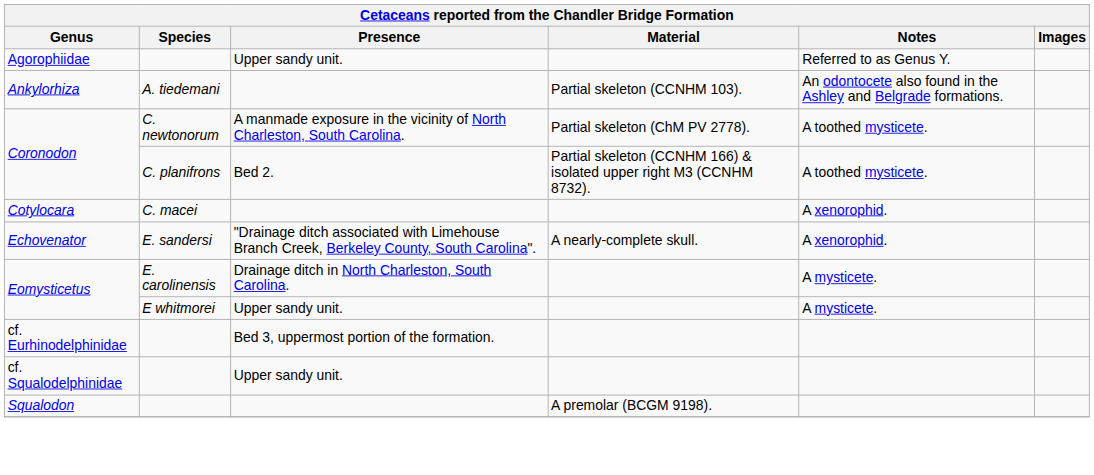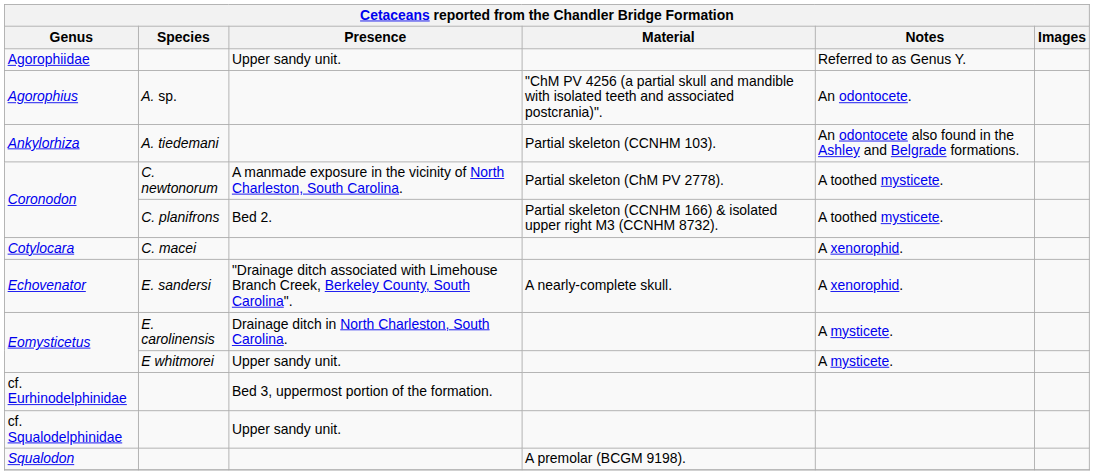+ row: (43, 97)
